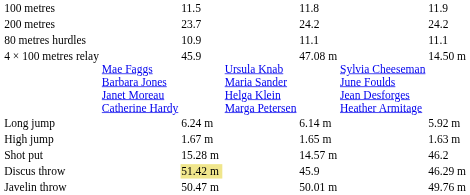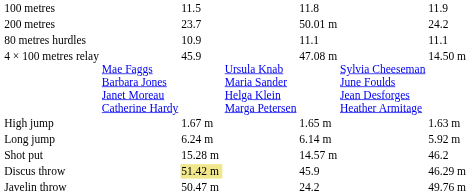(309, 24) 24.2 -> (318, 24) 50.01 m
rows swapped: (29, 139) <-> (30, 123)
(318, 187) 50.01 m -> (309, 187) 24.2
